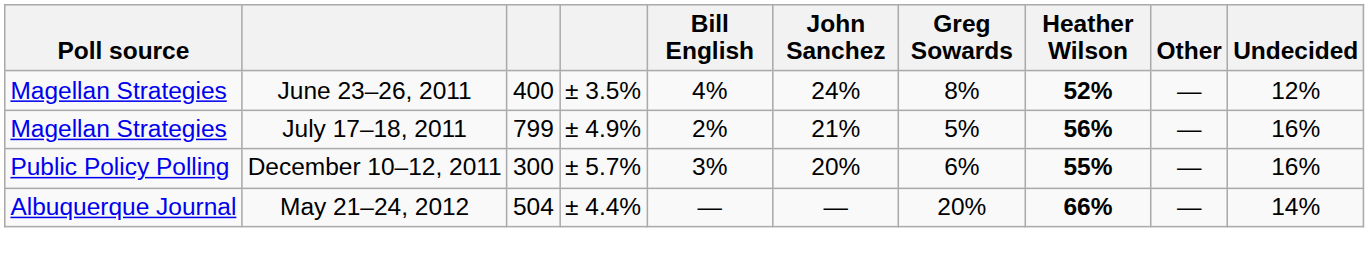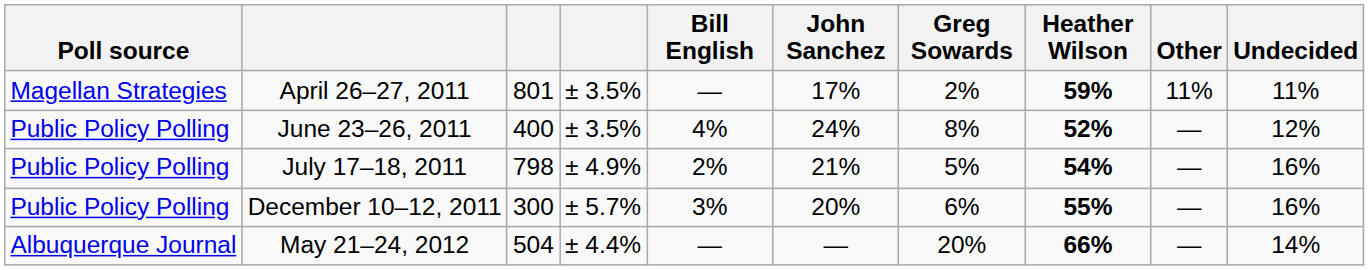+ row: (375, 90)
(119, 90) Magellan Strategies -> (120, 129) Public Policy Polling
(119, 129) Magellan Strategies -> (120, 167) Public Policy Polling
(533, 129) 799 -> (533, 167) 798
(1088, 129) 56% -> (1088, 167) 54%
